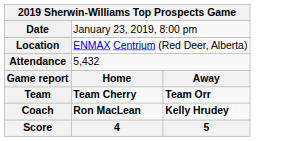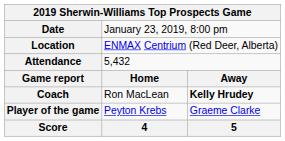- row: (38, 95)
(107, 111) bold -> (136, 95) normal
+ row: (53, 111)
